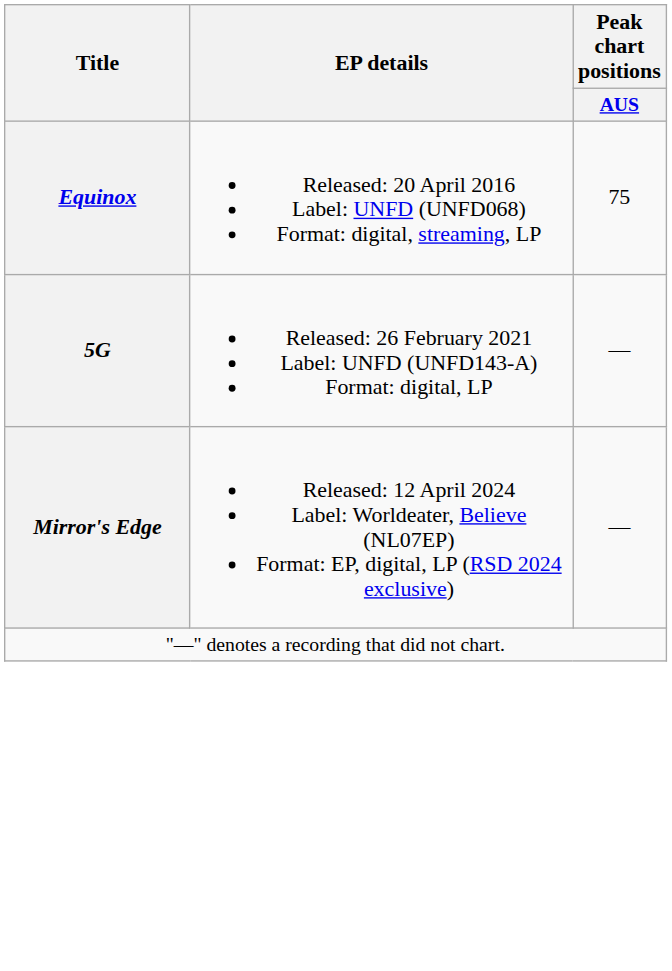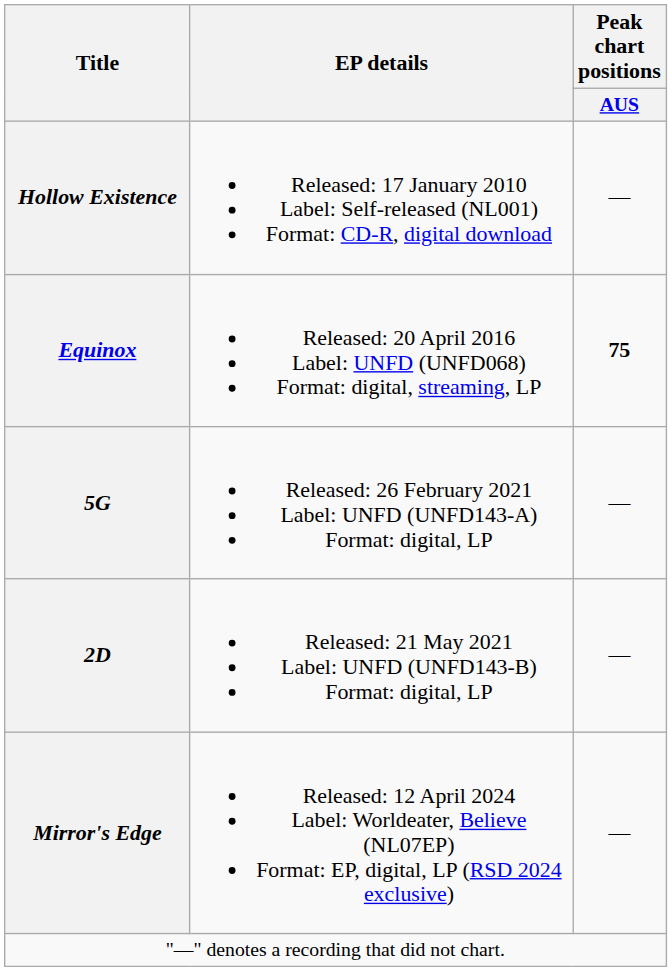+ row: (97, 197)
(619, 197) normal -> (619, 349) bold
+ row: (97, 655)
